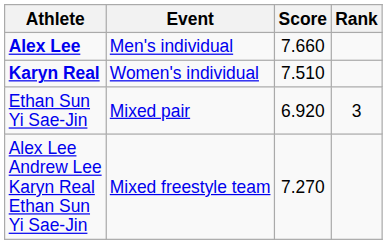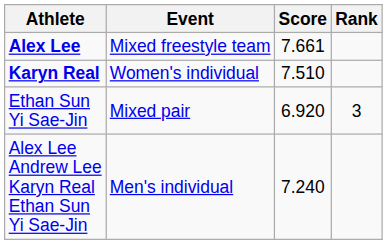(171, 46) Men's individual -> (190, 46) Mixed freestyle team
(303, 46) 7.660 -> (303, 46) 7.661
(190, 187) Mixed freestyle team -> (171, 187) Men's individual
(303, 187) 7.270 -> (303, 187) 7.240
